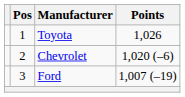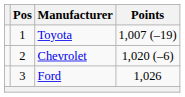(148, 35) 1,026 -> (148, 35) 1,007 (–19)
(148, 76) 1,007 (–19) -> (148, 76) 1,026
